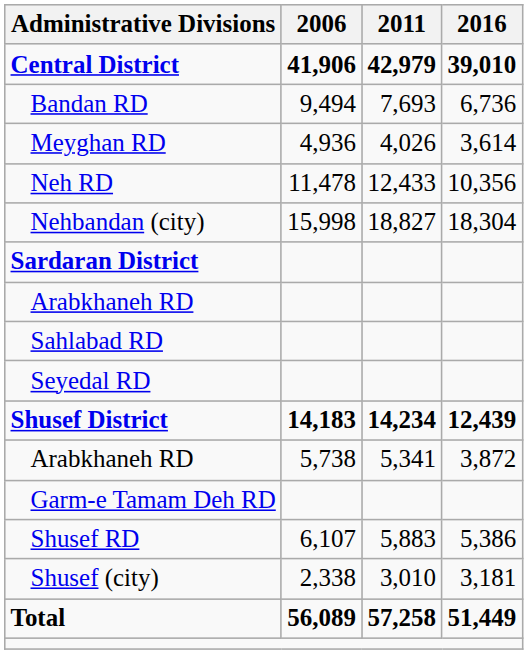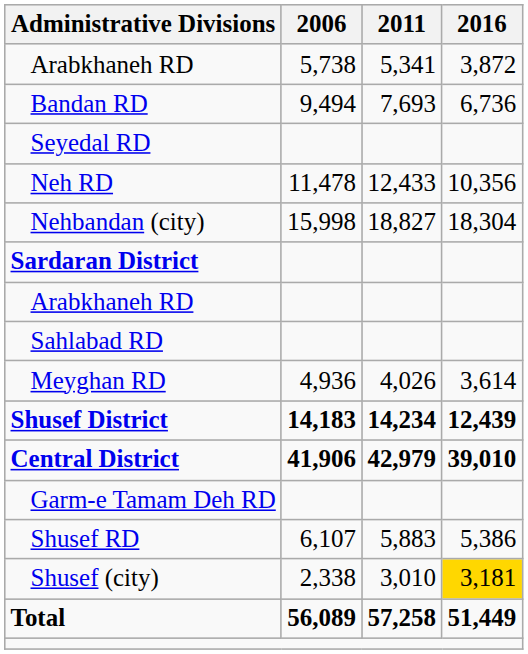rows swapped: (95, 63) <-> (112, 459)
rows swapped: (98, 143) <-> (90, 380)
(488, 578) no background -> (488, 578) gold background
